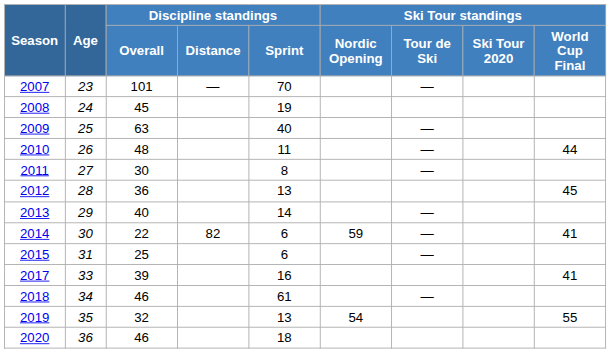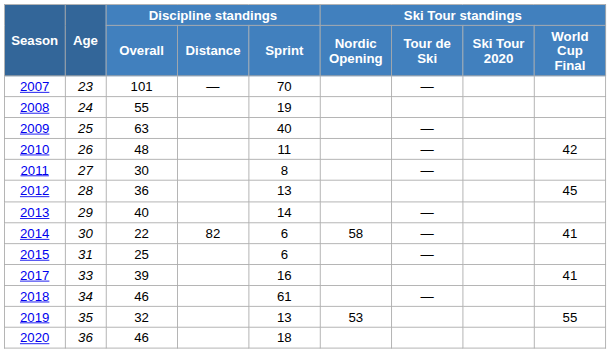(142, 107) 45 -> (142, 107) 55
(570, 149) 44 -> (570, 149) 42
(356, 233) 59 -> (356, 233) 58
(356, 317) 54 -> (356, 317) 53
